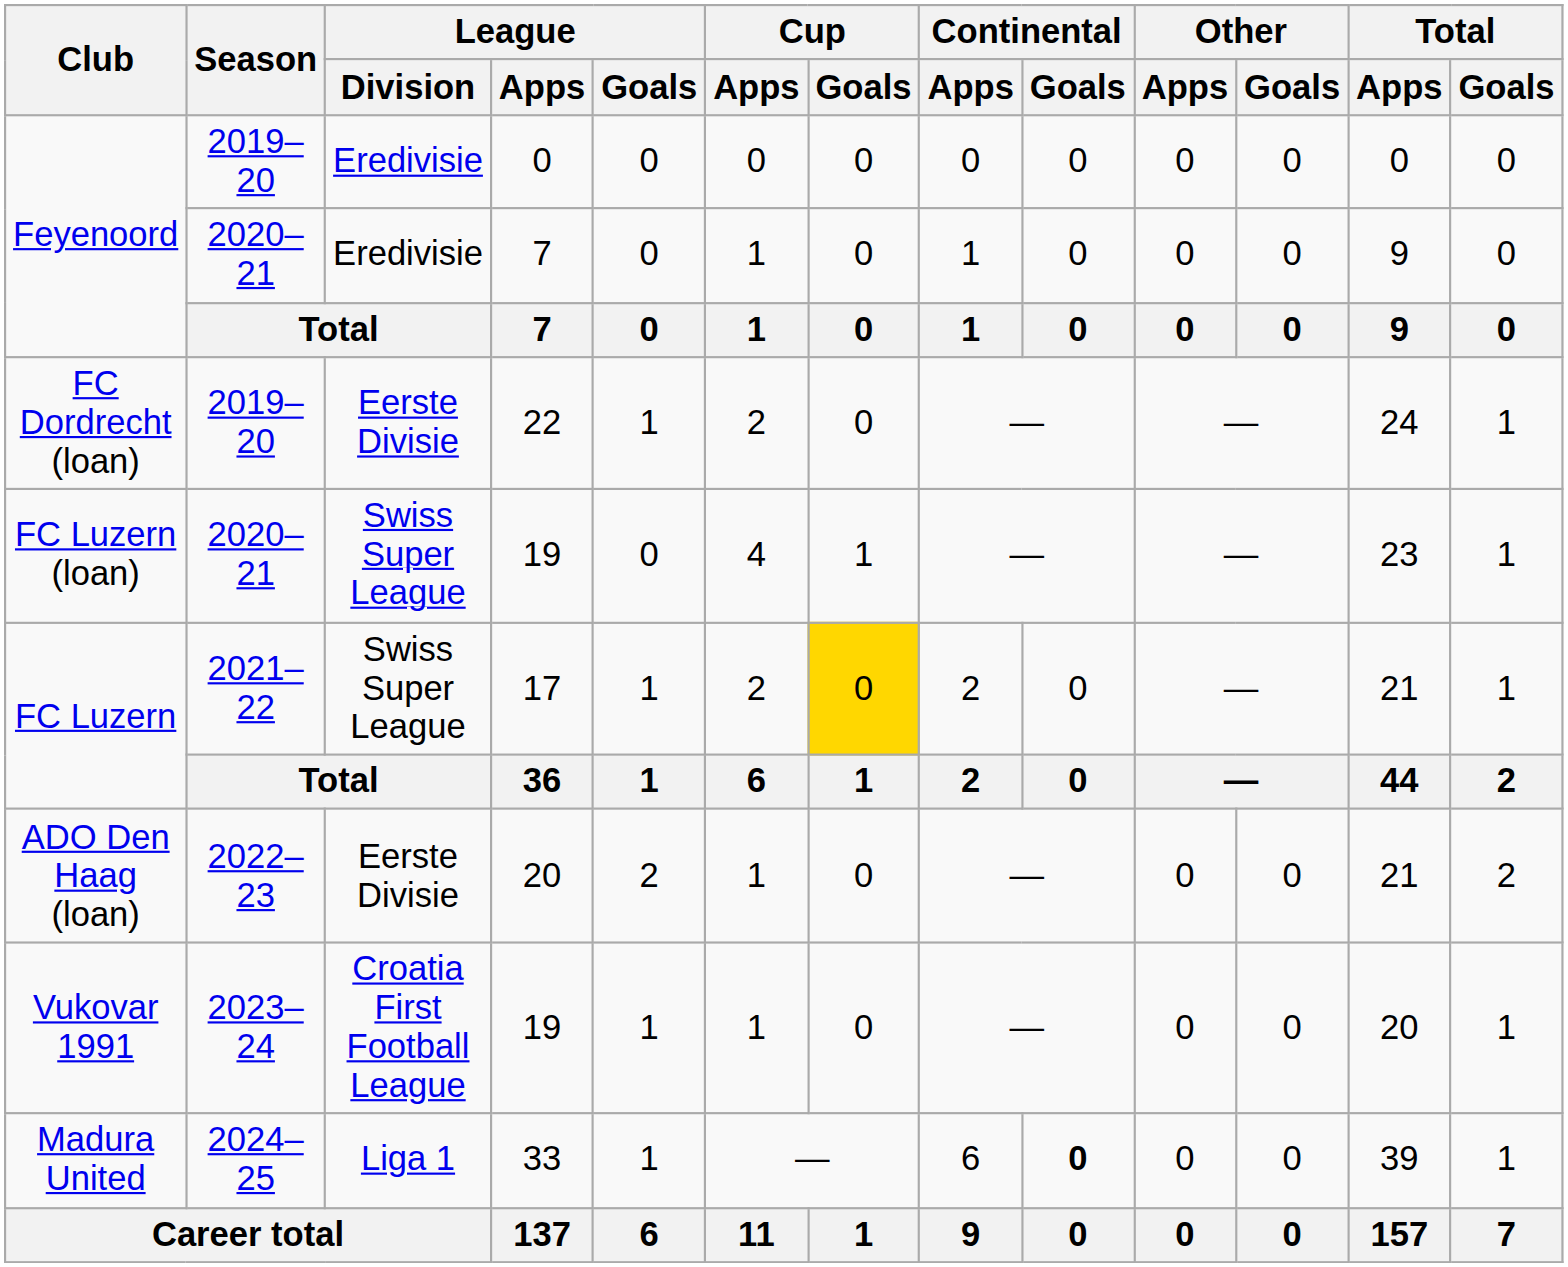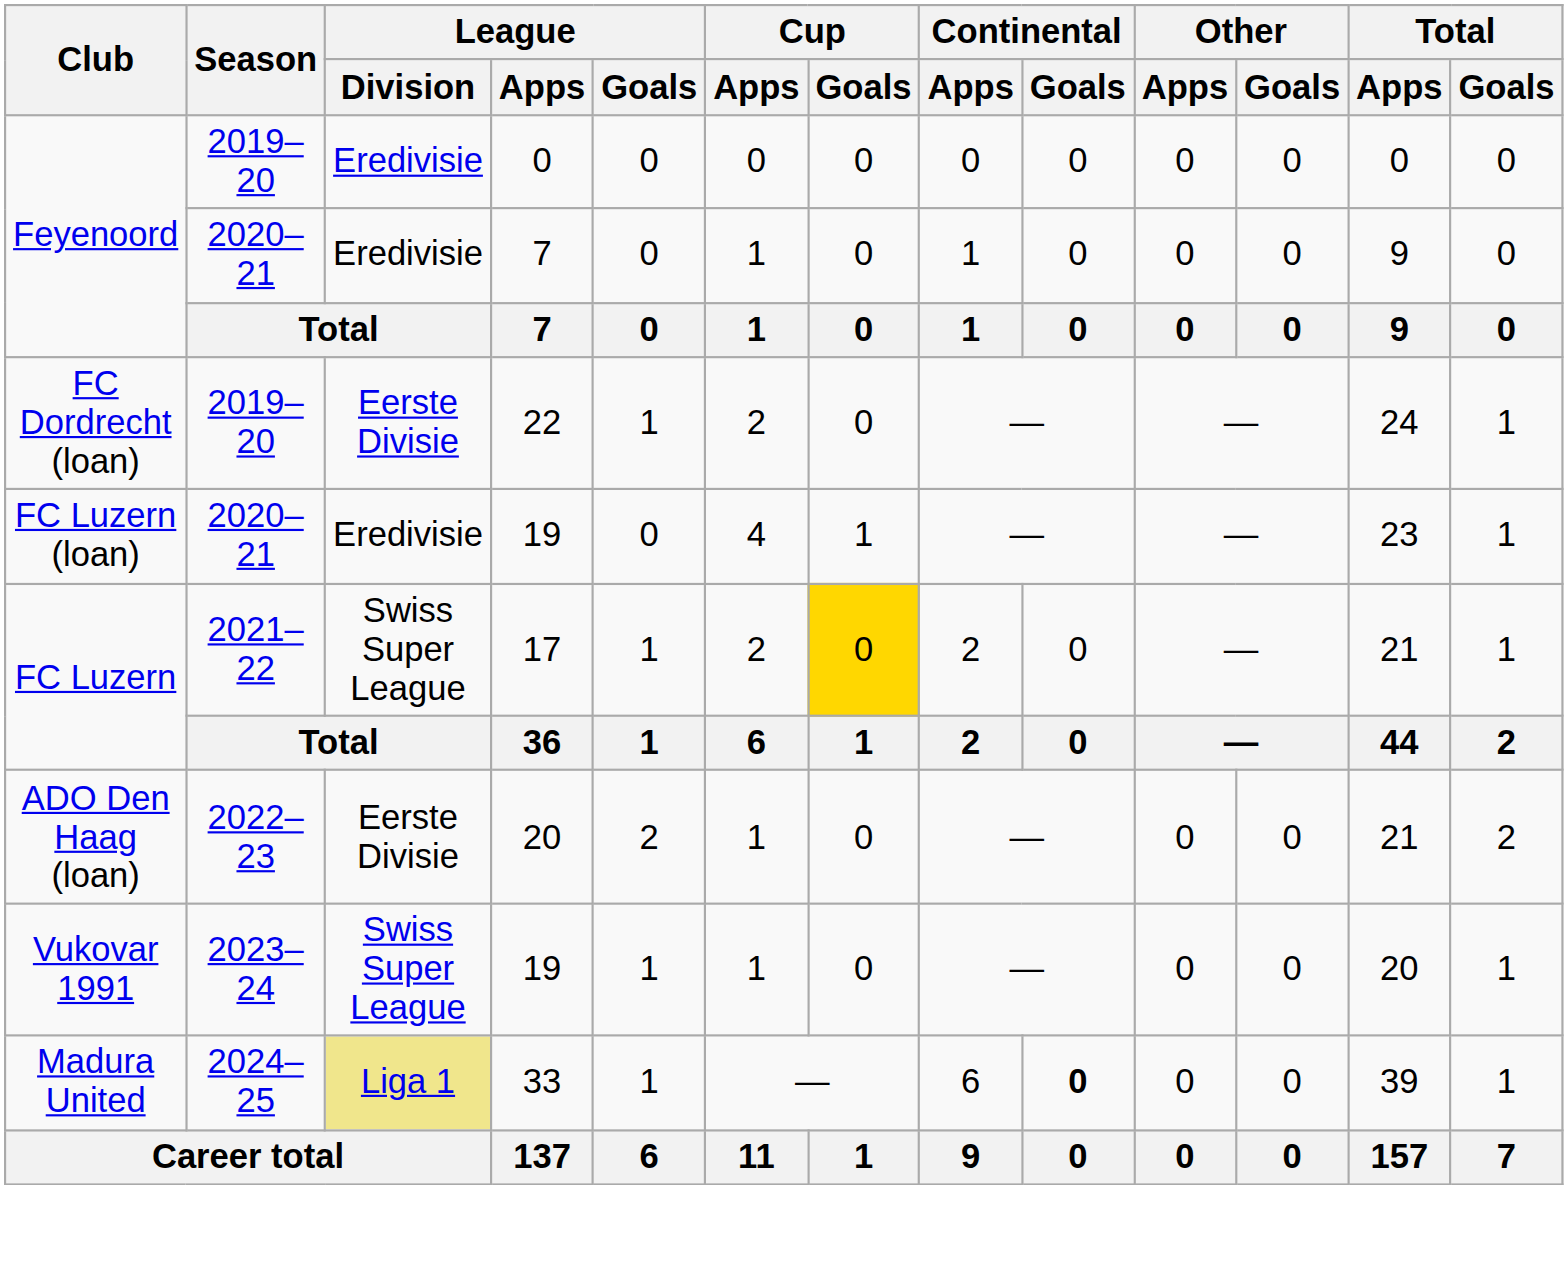(408, 555) Swiss Super League -> (408, 535) Eredivisie
(408, 1027) Croatia First Football League -> (408, 968) Swiss Super League
(408, 1159) no background -> (408, 1081) khaki background
